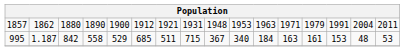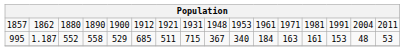(266, 25) 1963 -> (266, 25) 1961
(315, 25) 1979 -> (315, 25) 1981
(71, 39) 842 -> (71, 39) 552
